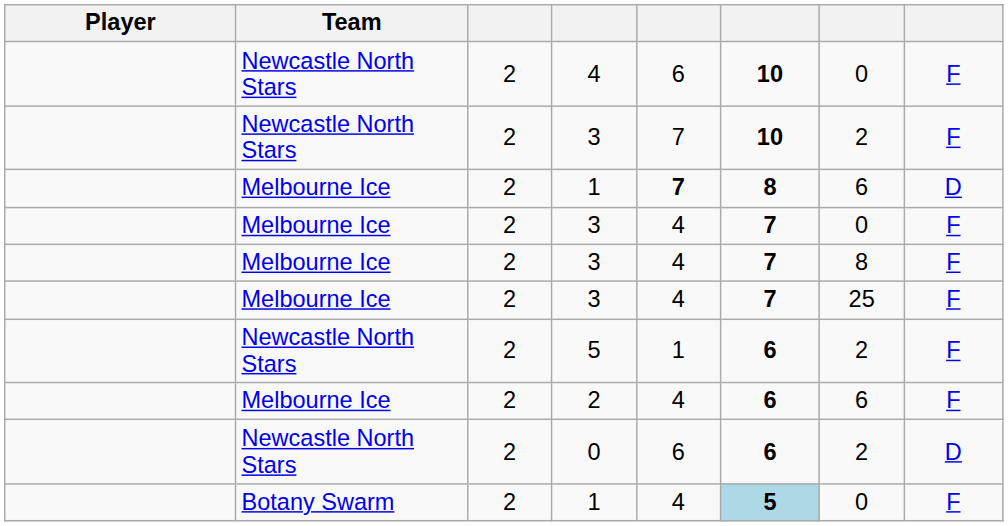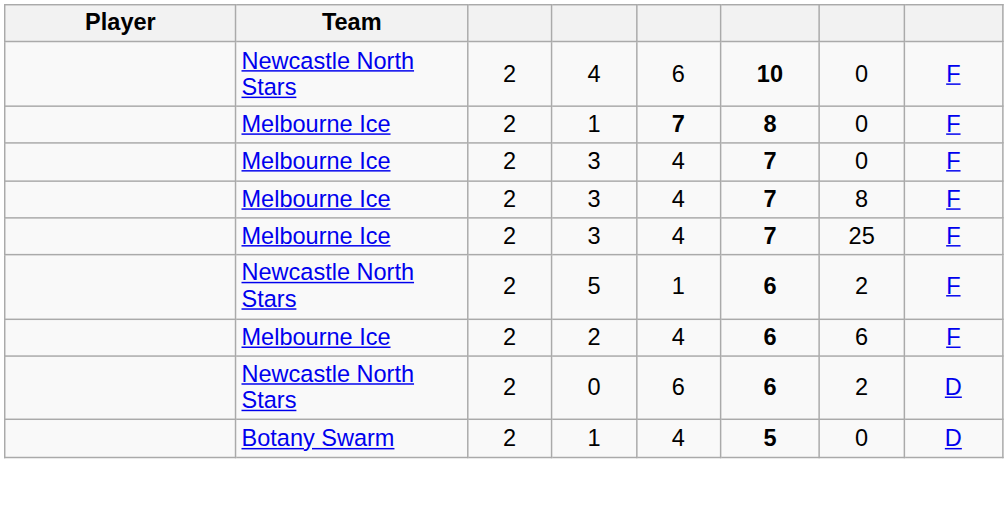- row: (328, 137)
(862, 187) 6 -> (862, 124) 0
(953, 187) D -> (953, 124) F
(770, 502) lightblue background -> (770, 438) no background
(953, 502) F -> (953, 438) D
